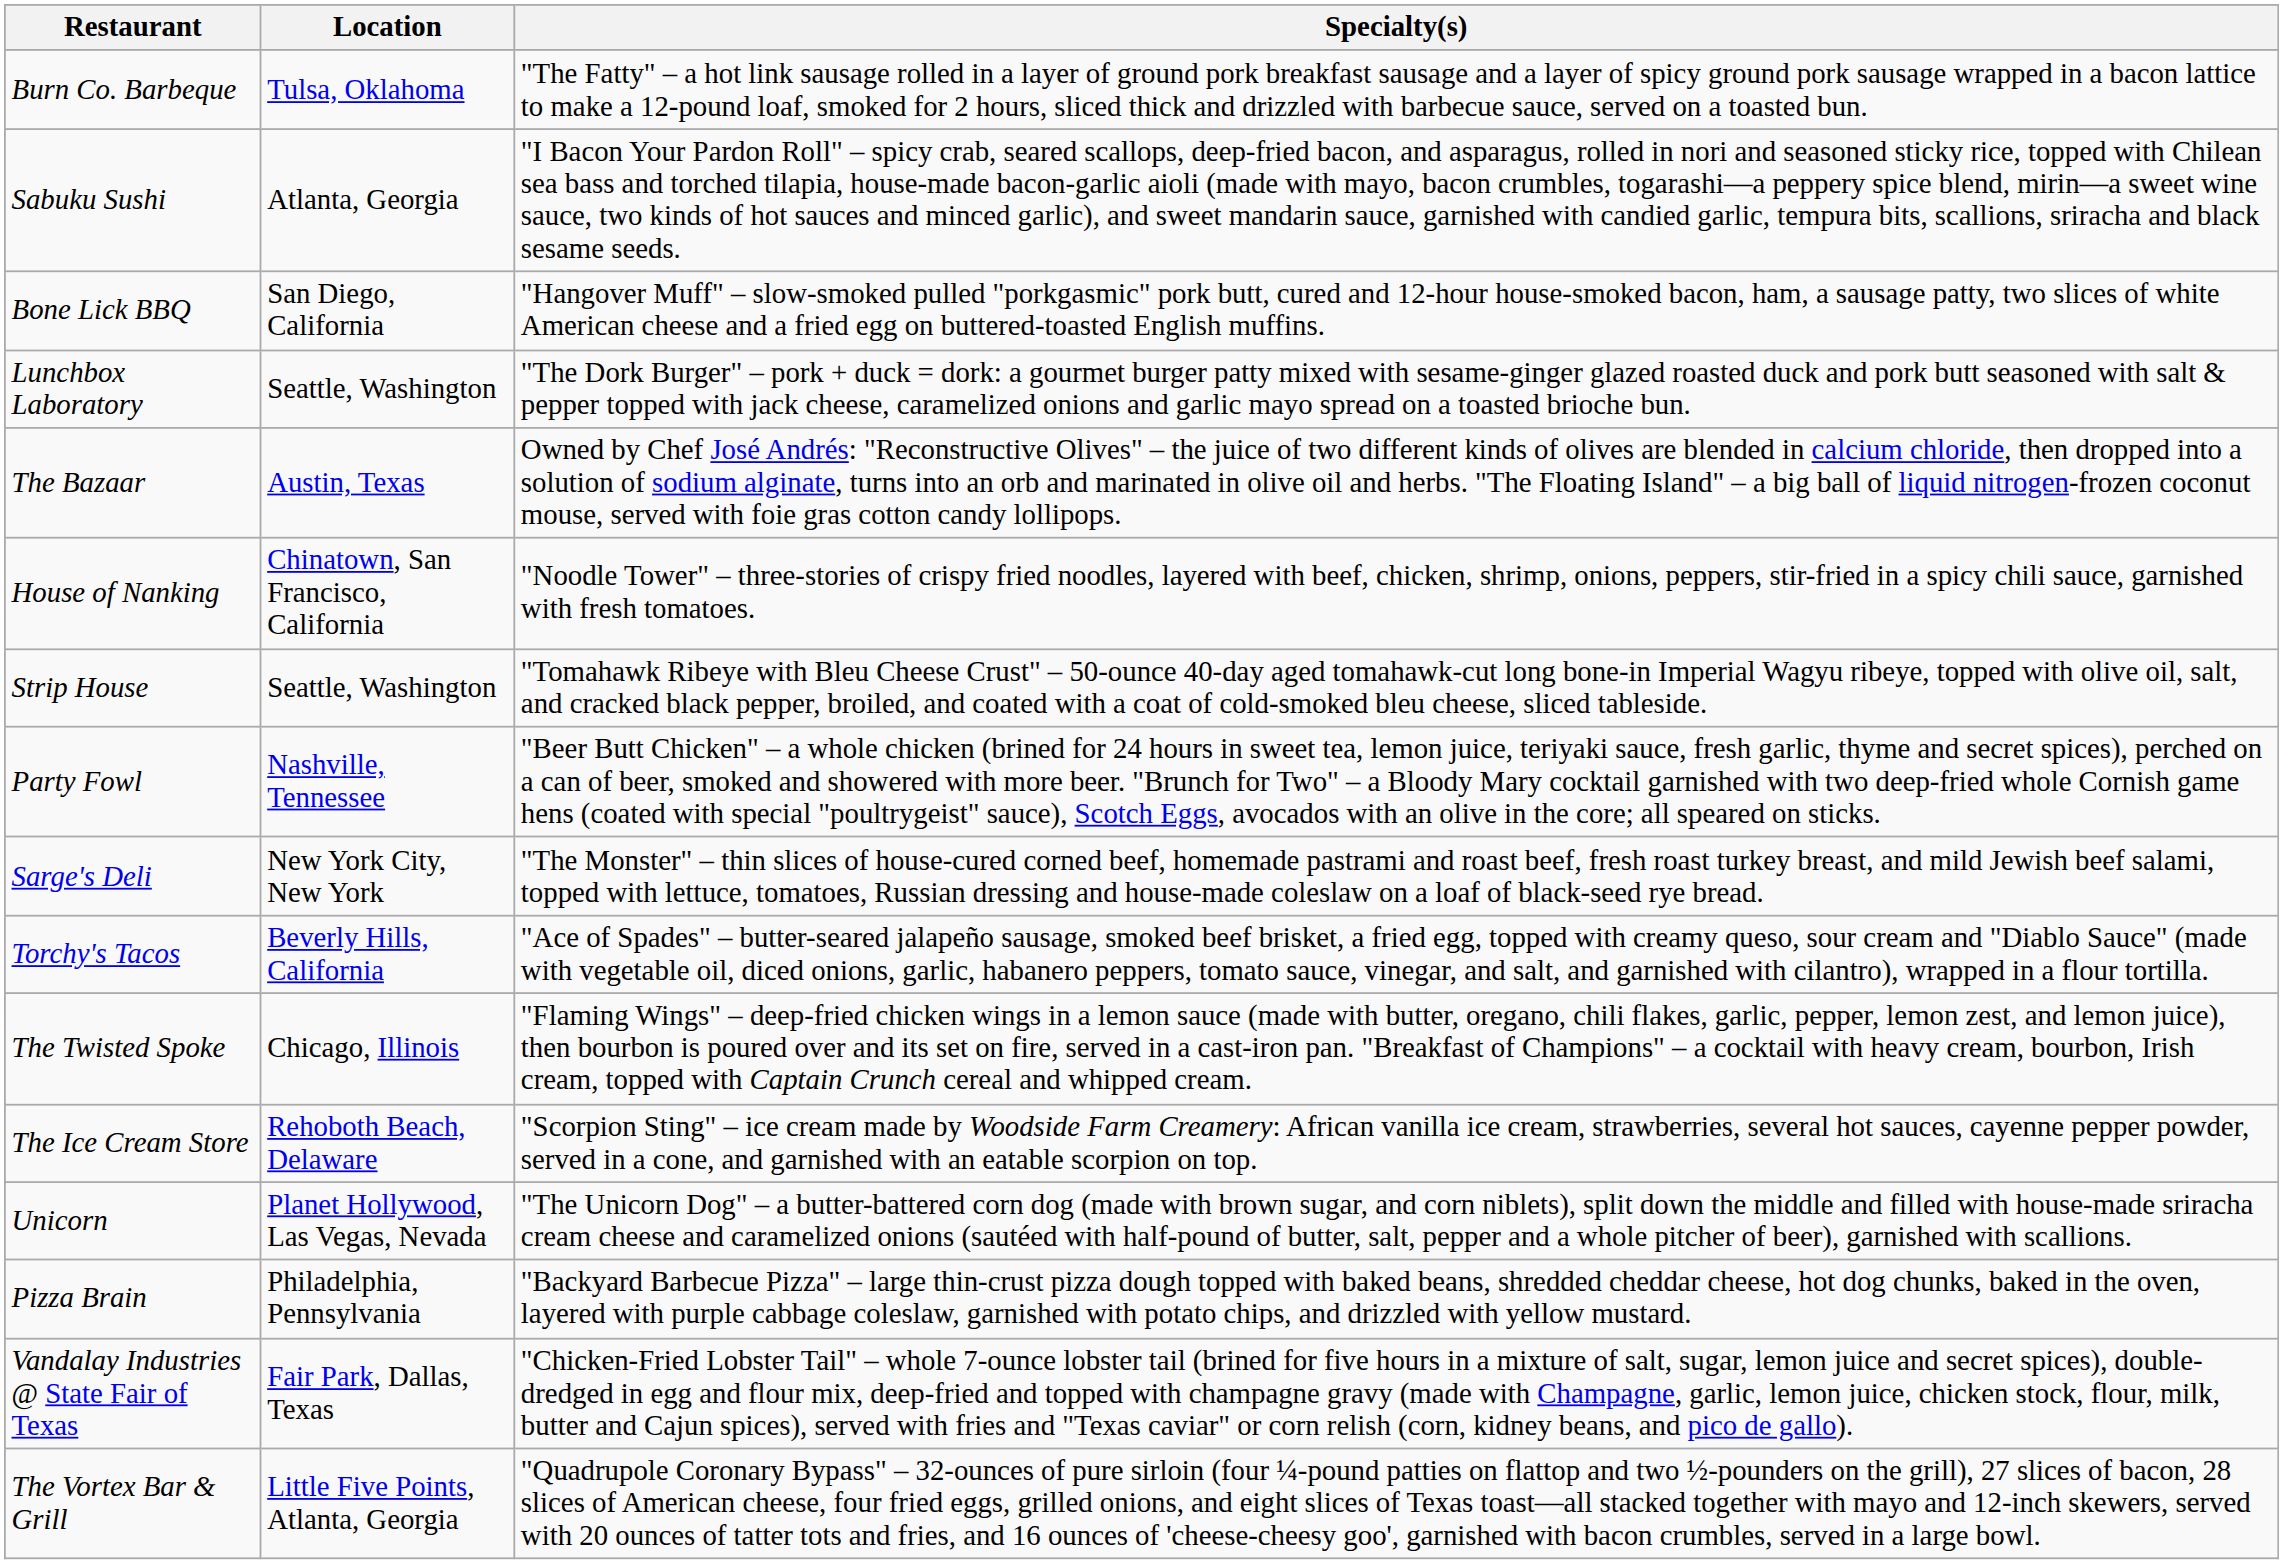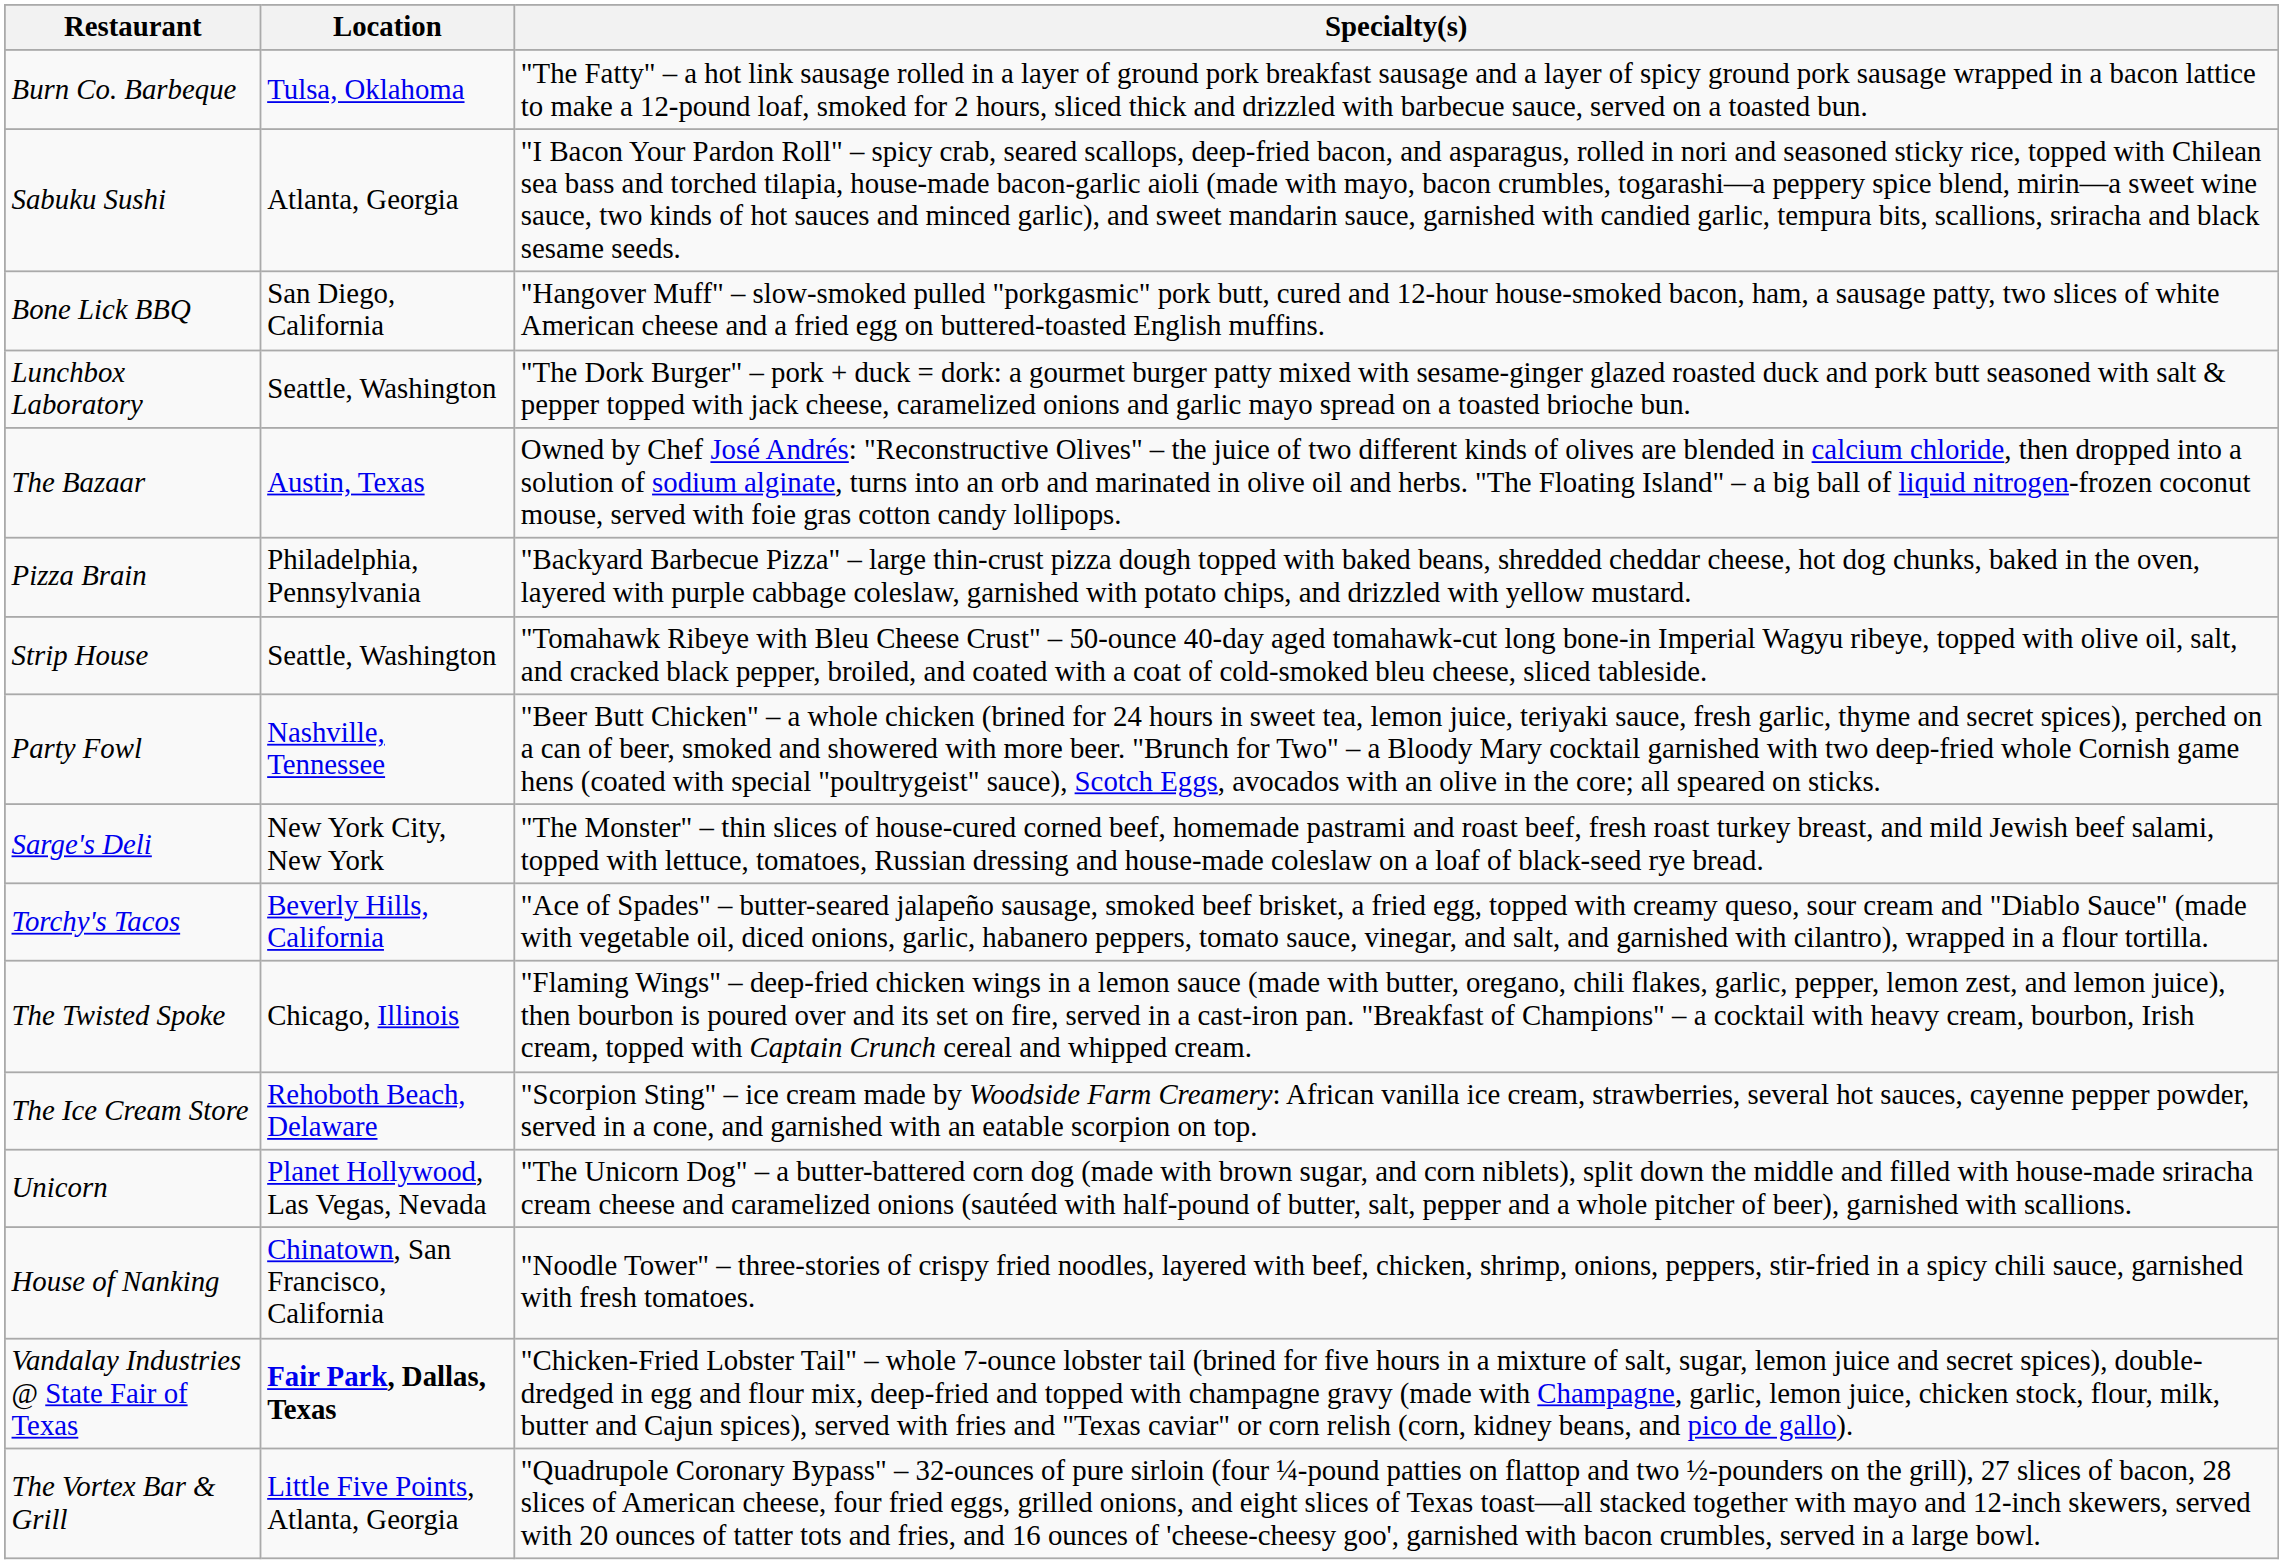rows swapped: (79, 1298) <-> (116, 592)
(368, 1392) normal -> (377, 1392) bold
